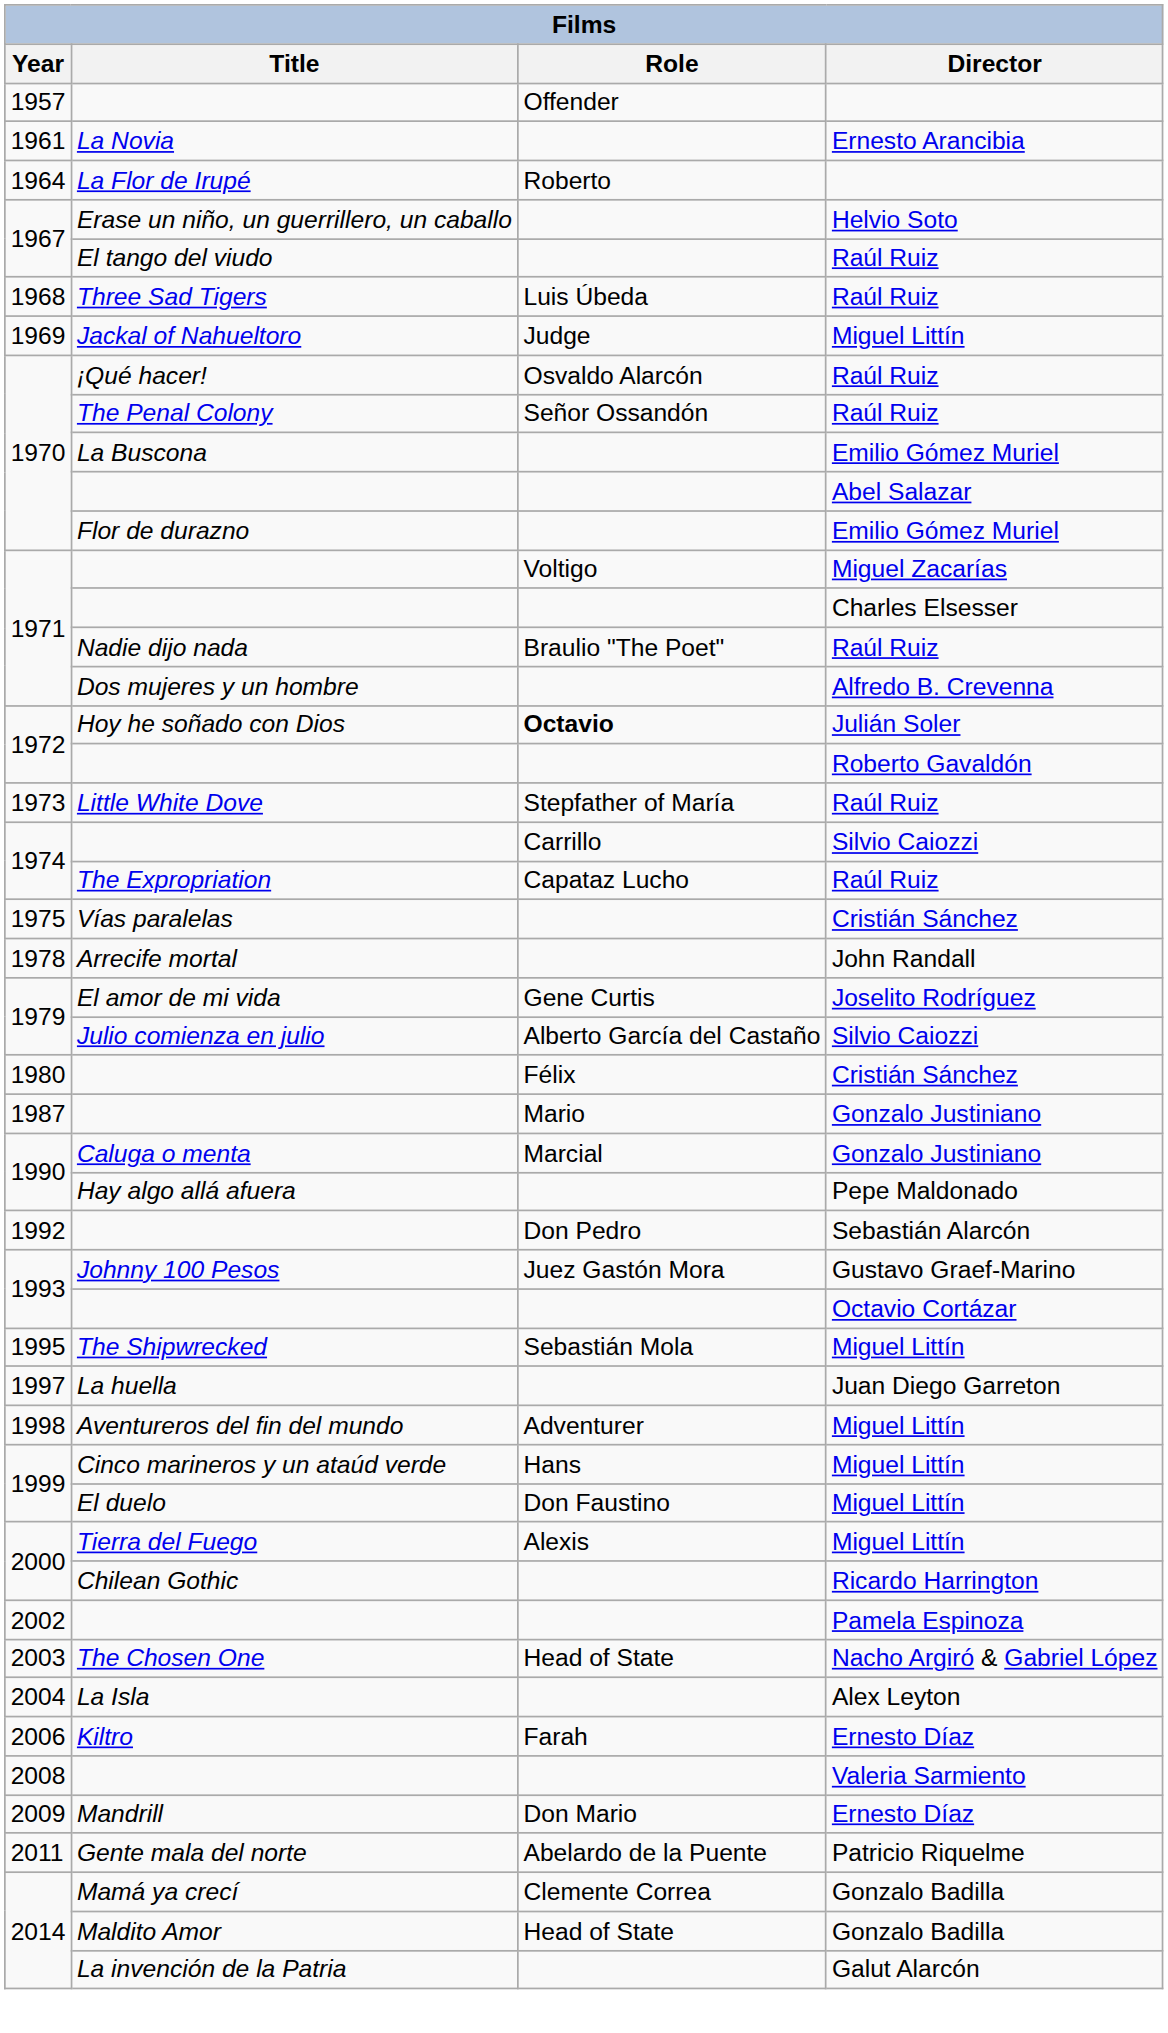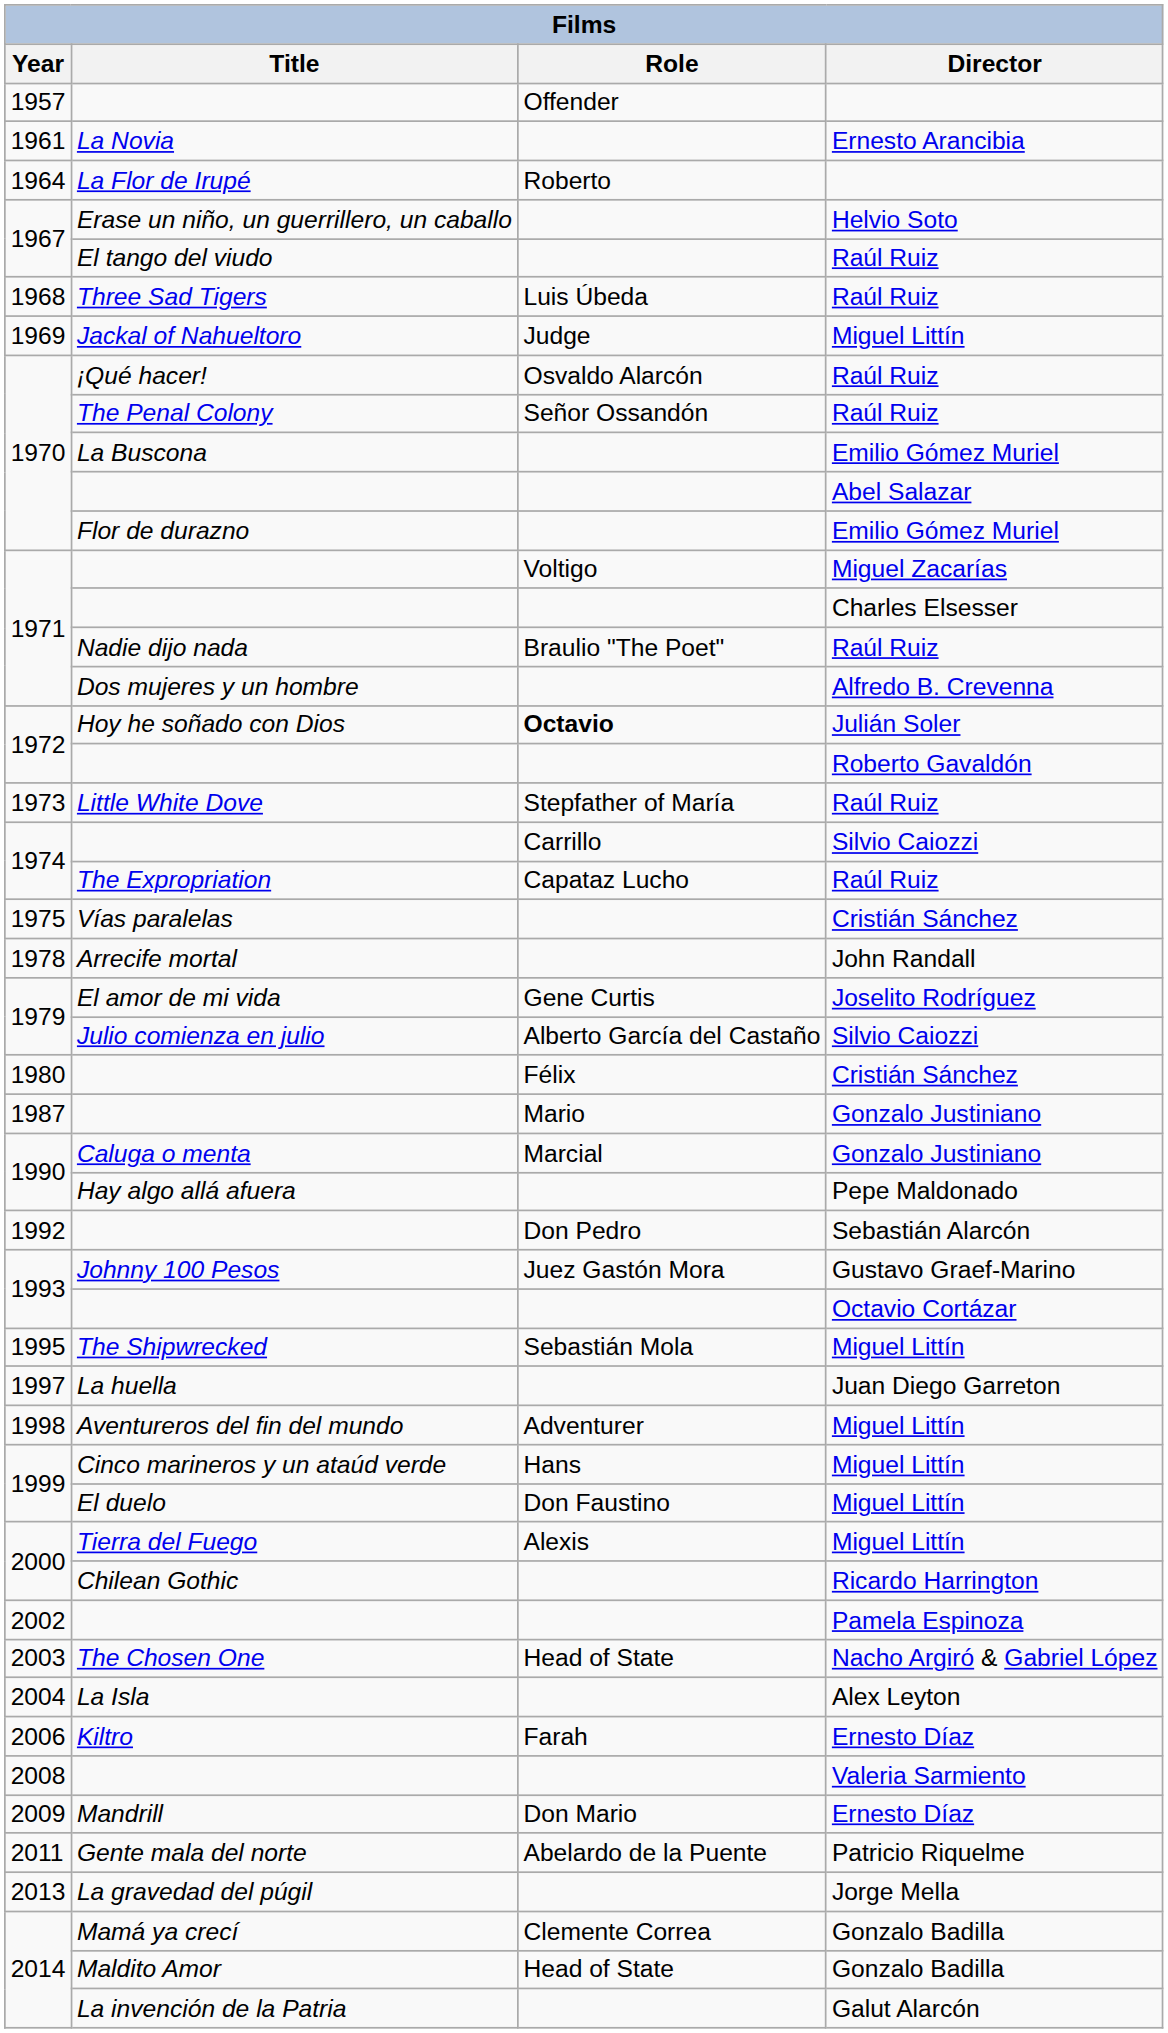+ row: (195, 1892)
